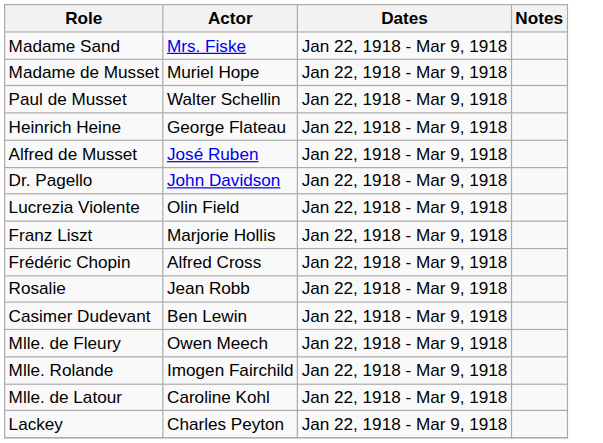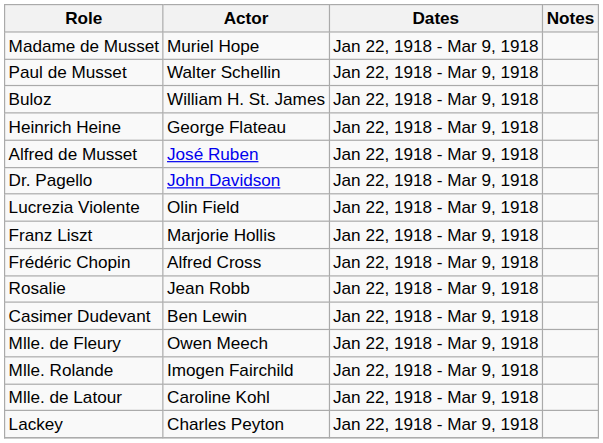- row: (64, 46)
+ row: (30, 100)
